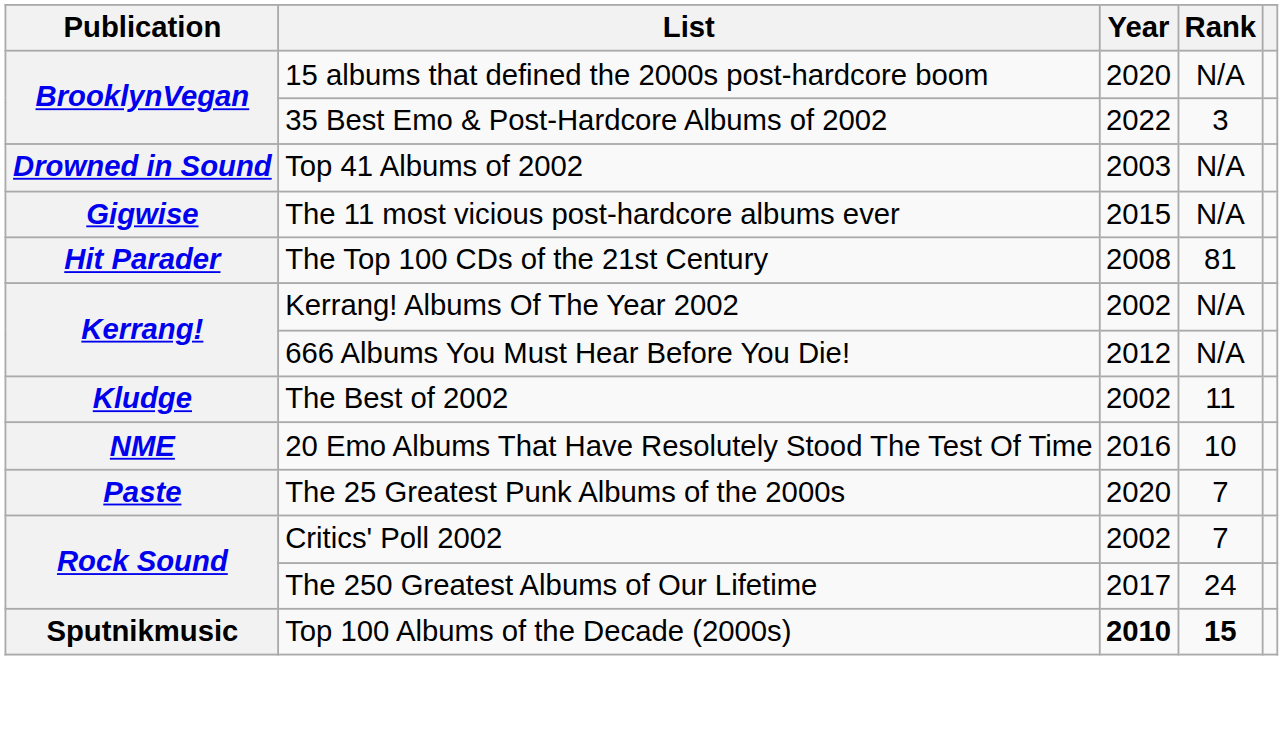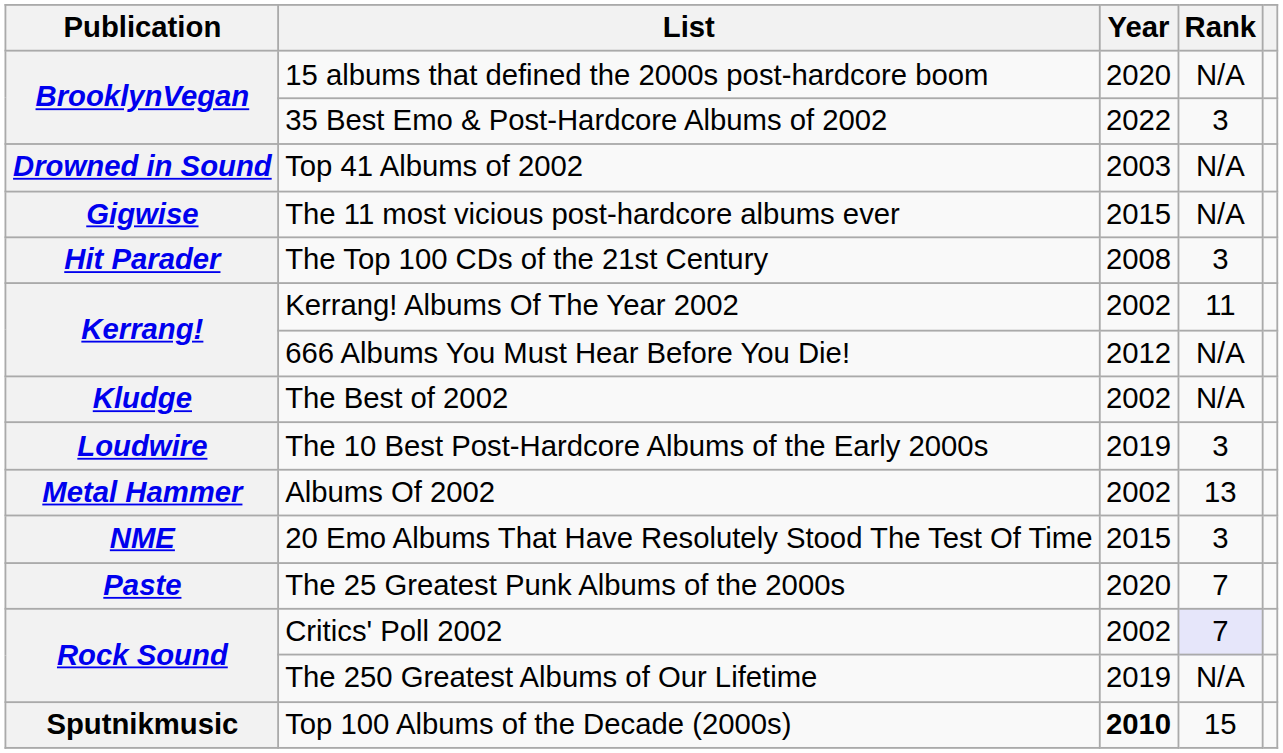(1220, 259) 81 -> (1220, 259) 3
(1220, 306) N/A -> (1220, 306) 11
(1220, 399) 11 -> (1220, 399) N/A
+ row: (637, 445)
+ row: (390, 492)
(1138, 445) 2016 -> (1138, 538) 2015
(1220, 445) 10 -> (1220, 538) 3
(1220, 538) no background -> (1220, 631) lavender background
(1138, 584) 2017 -> (1138, 677) 2019
(1220, 584) 24 -> (1220, 677) N/A
(1220, 631) bold -> (1220, 724) normal
